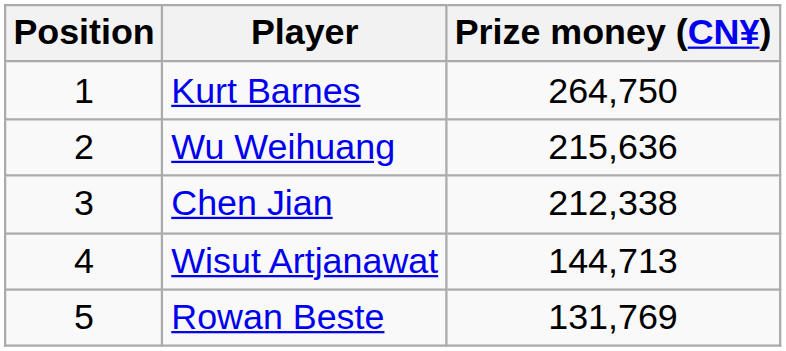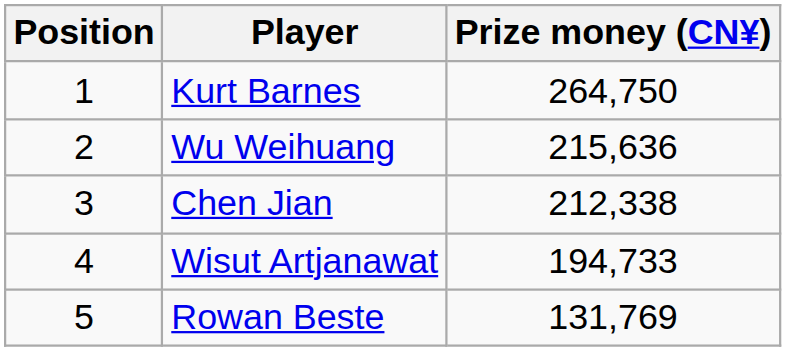(613, 260) 144,713 -> (613, 260) 194,733
